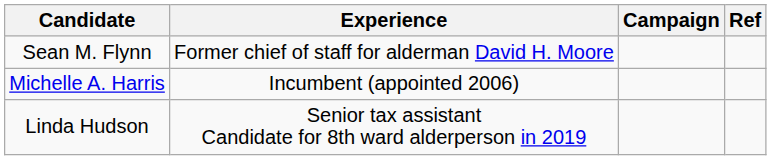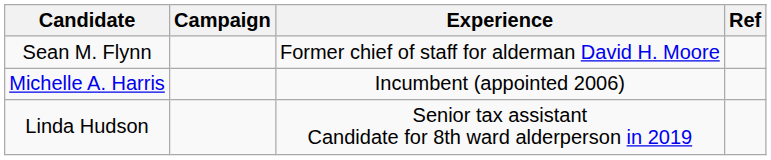columns swapped: (394, 20) <-> (671, 20)
